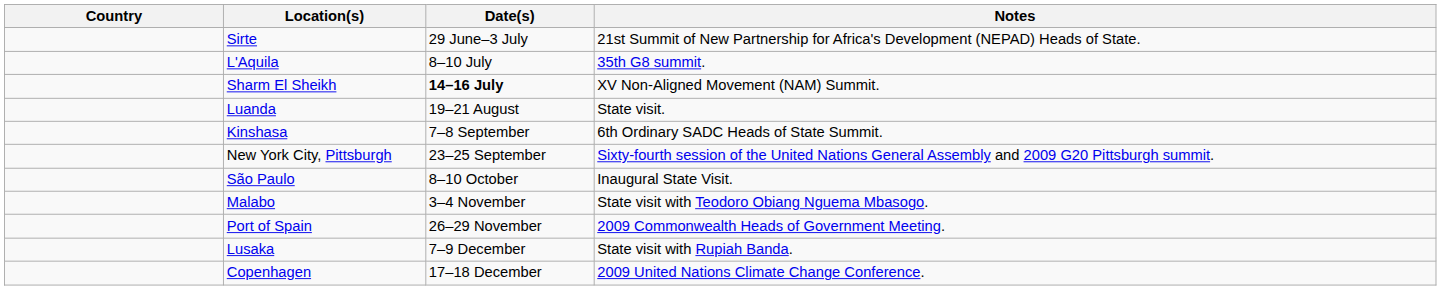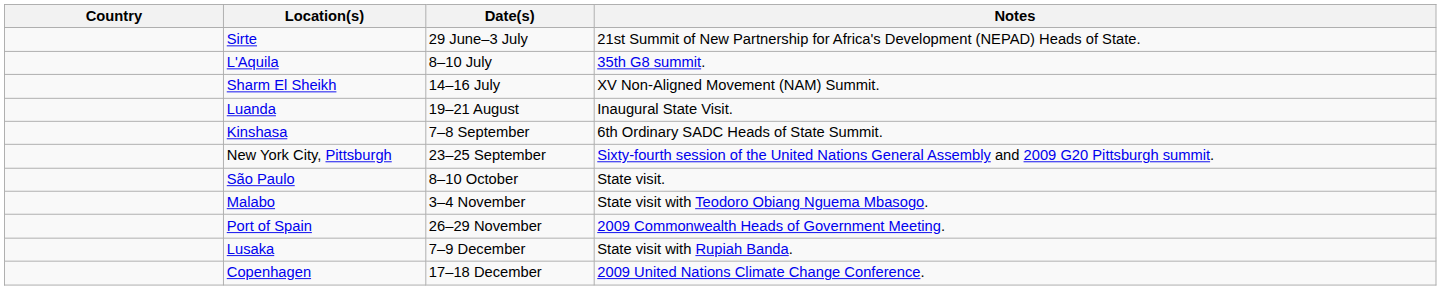(466, 86) bold -> (464, 86) normal
(631, 109) State visit. -> (665, 109) Inaugural State Visit.
(665, 179) Inaugural State Visit. -> (631, 179) State visit.
